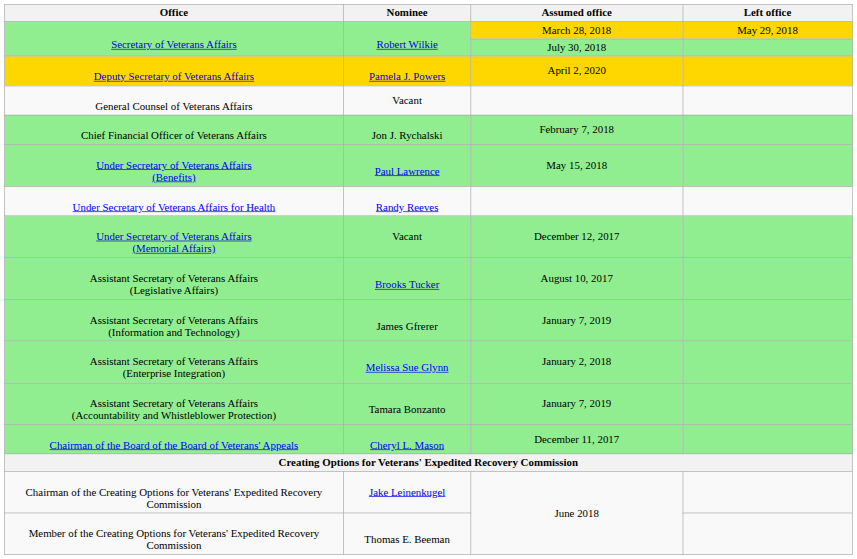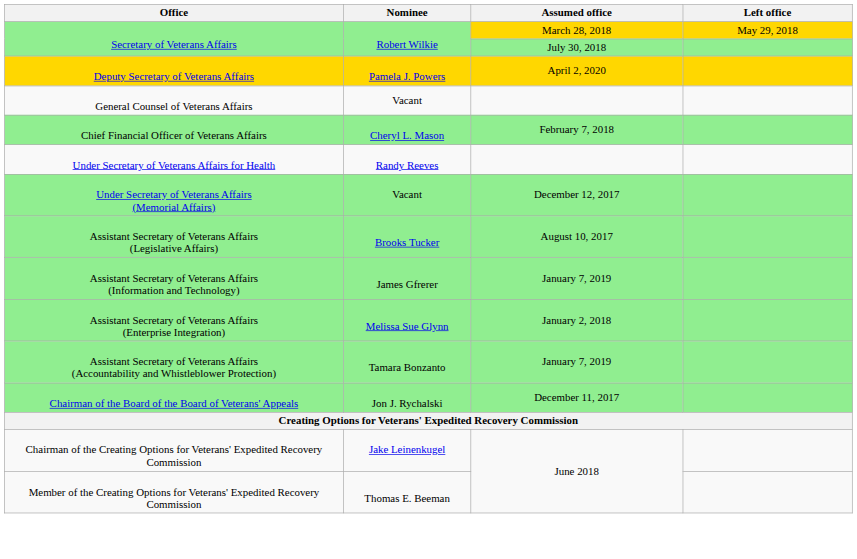(407, 136) Jon J. Rychalski -> (407, 136) Cheryl L. Mason
- row: (174, 171)
(407, 445) Cheryl L. Mason -> (407, 403) Jon J. Rychalski
